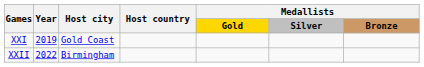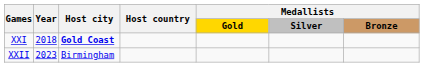(46, 40) 2019 -> (46, 40) 2018
(88, 40) normal -> (88, 40) bold
(46, 55) 2022 -> (46, 55) 2023
